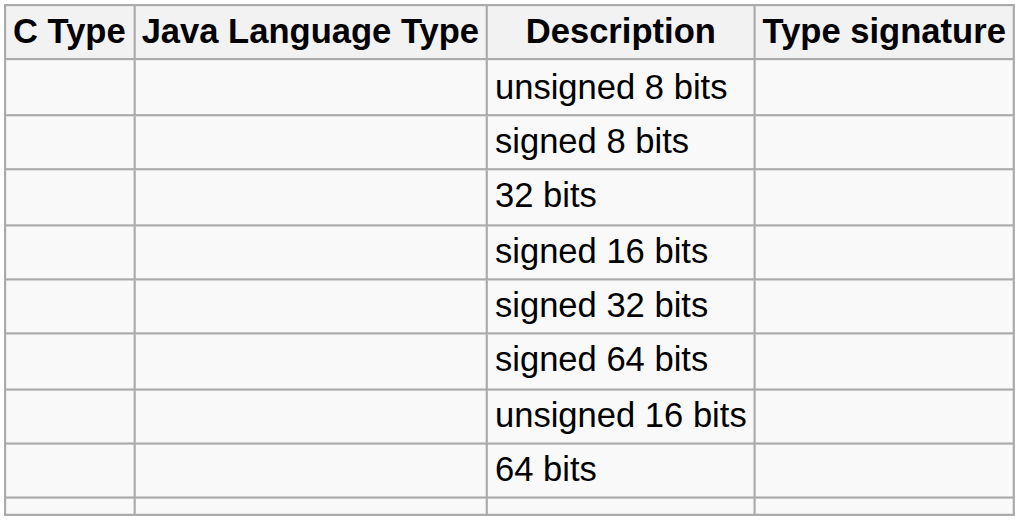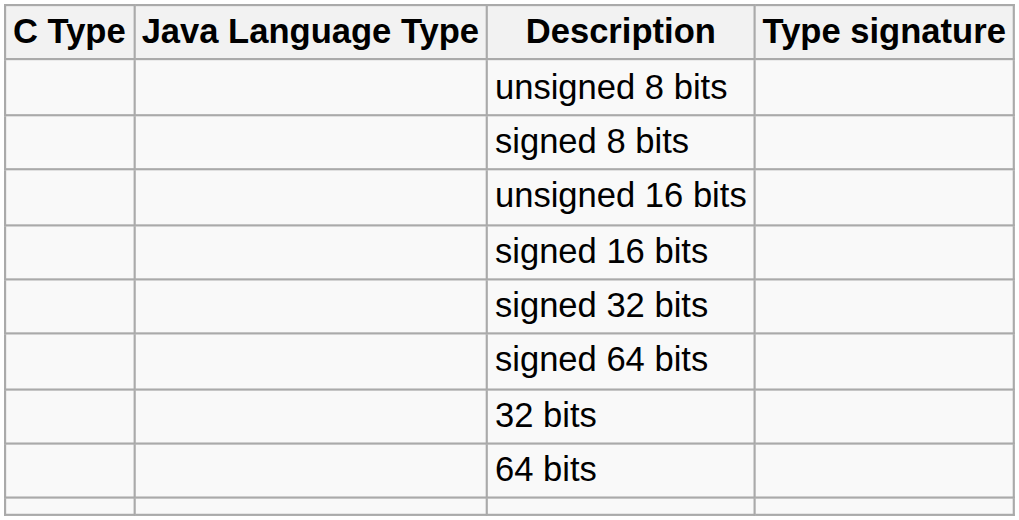rows swapped: (621, 415) <-> (546, 196)
